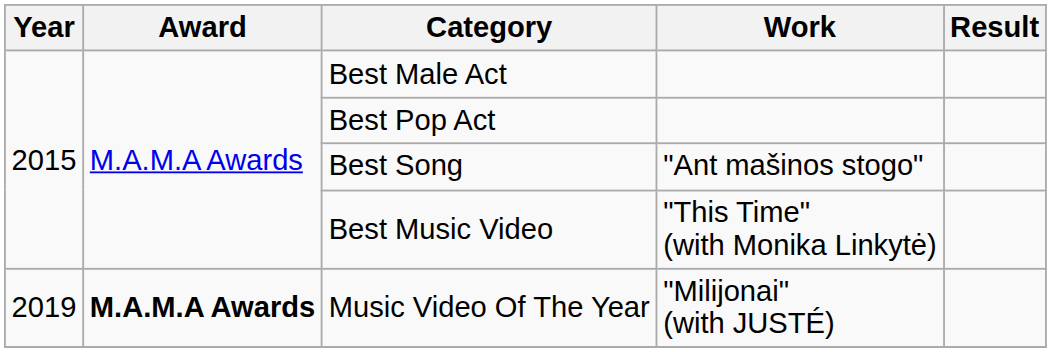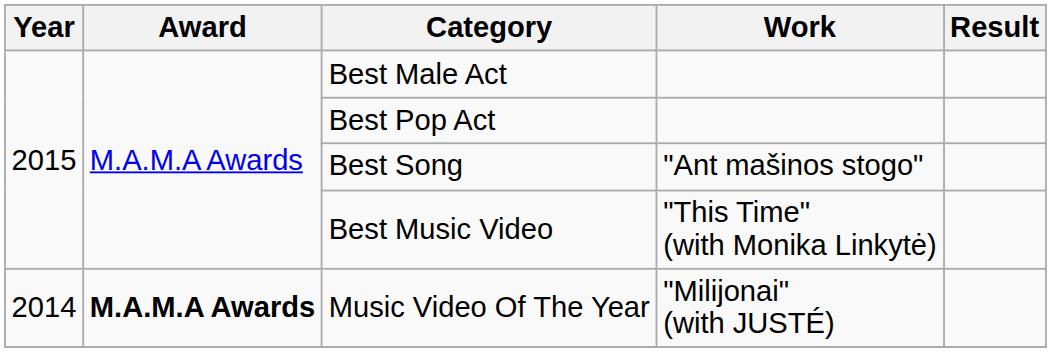(44, 307) 2019 -> (44, 307) 2014
